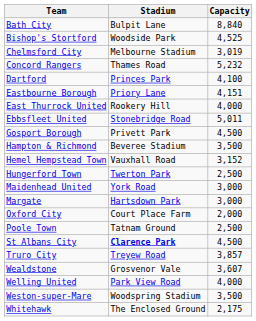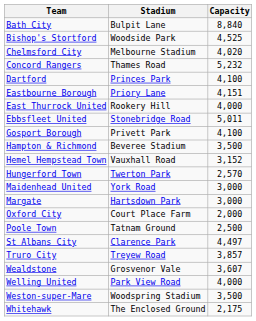(230, 52) 3,019 -> (230, 52) 4,020
(230, 133) 4,500 -> (230, 133) 4,100
(230, 174) 2,500 -> (230, 174) 2,570
(143, 242) bold -> (143, 242) normal
(230, 242) 4,500 -> (230, 242) 4,497
